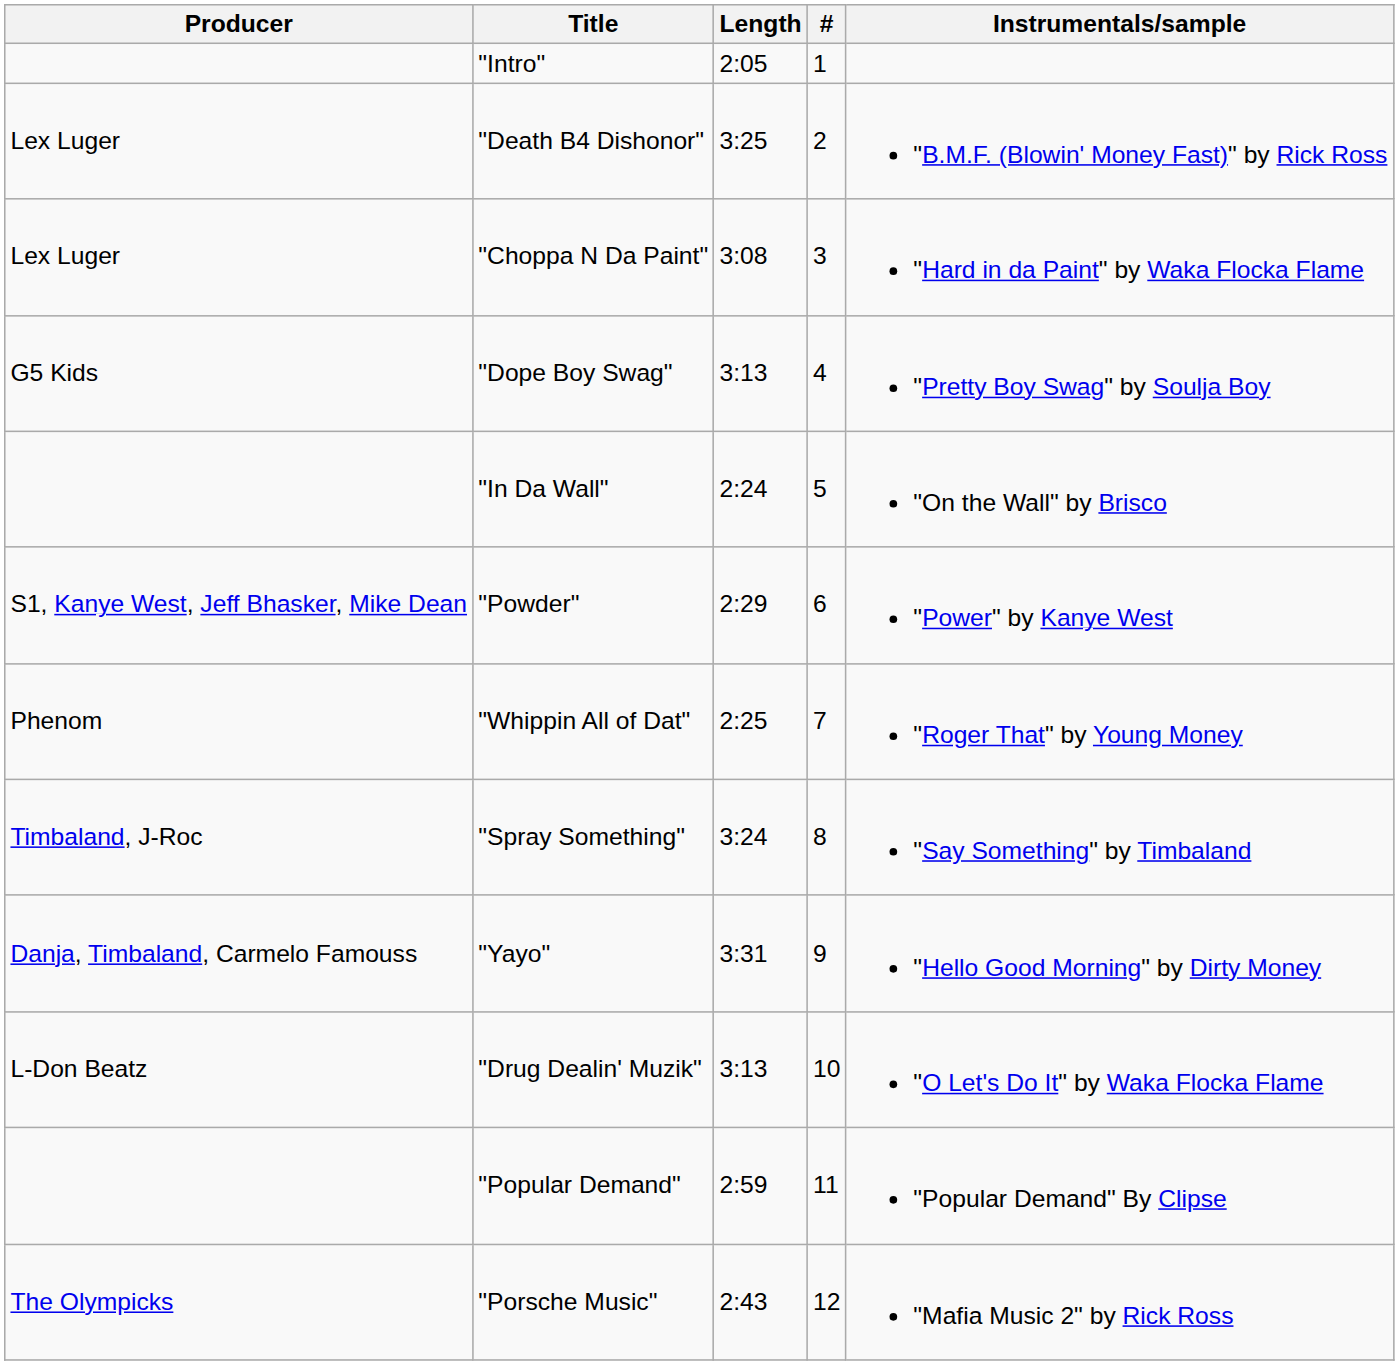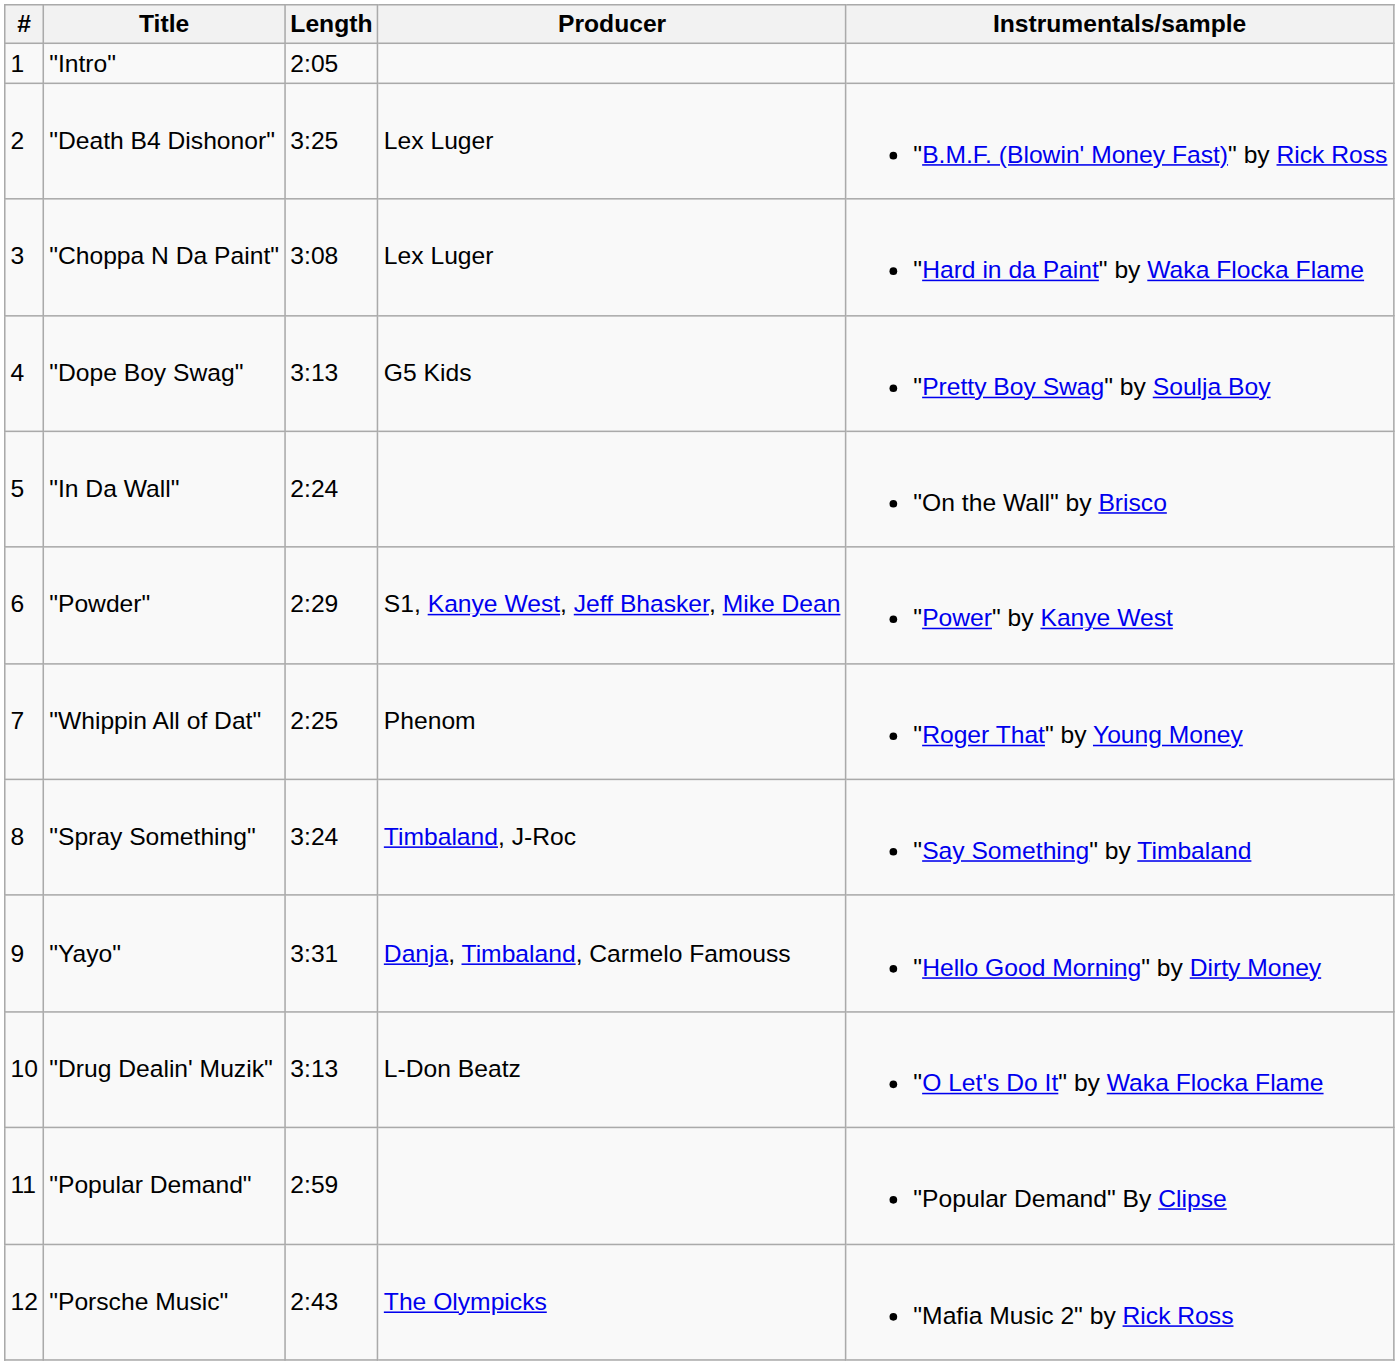columns swapped: (827, 24) <-> (239, 24)
